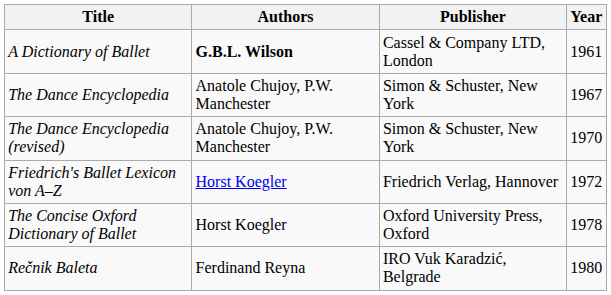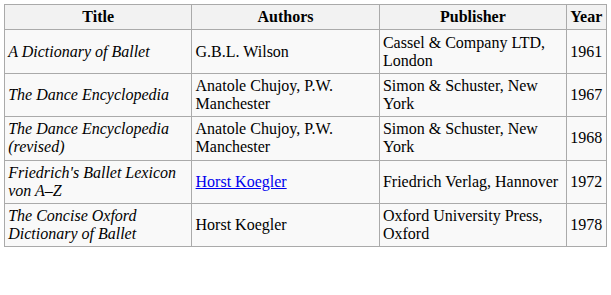(244, 51) bold -> (242, 51) normal
(586, 138) 1970 -> (586, 138) 1968
- row: (53, 268)
